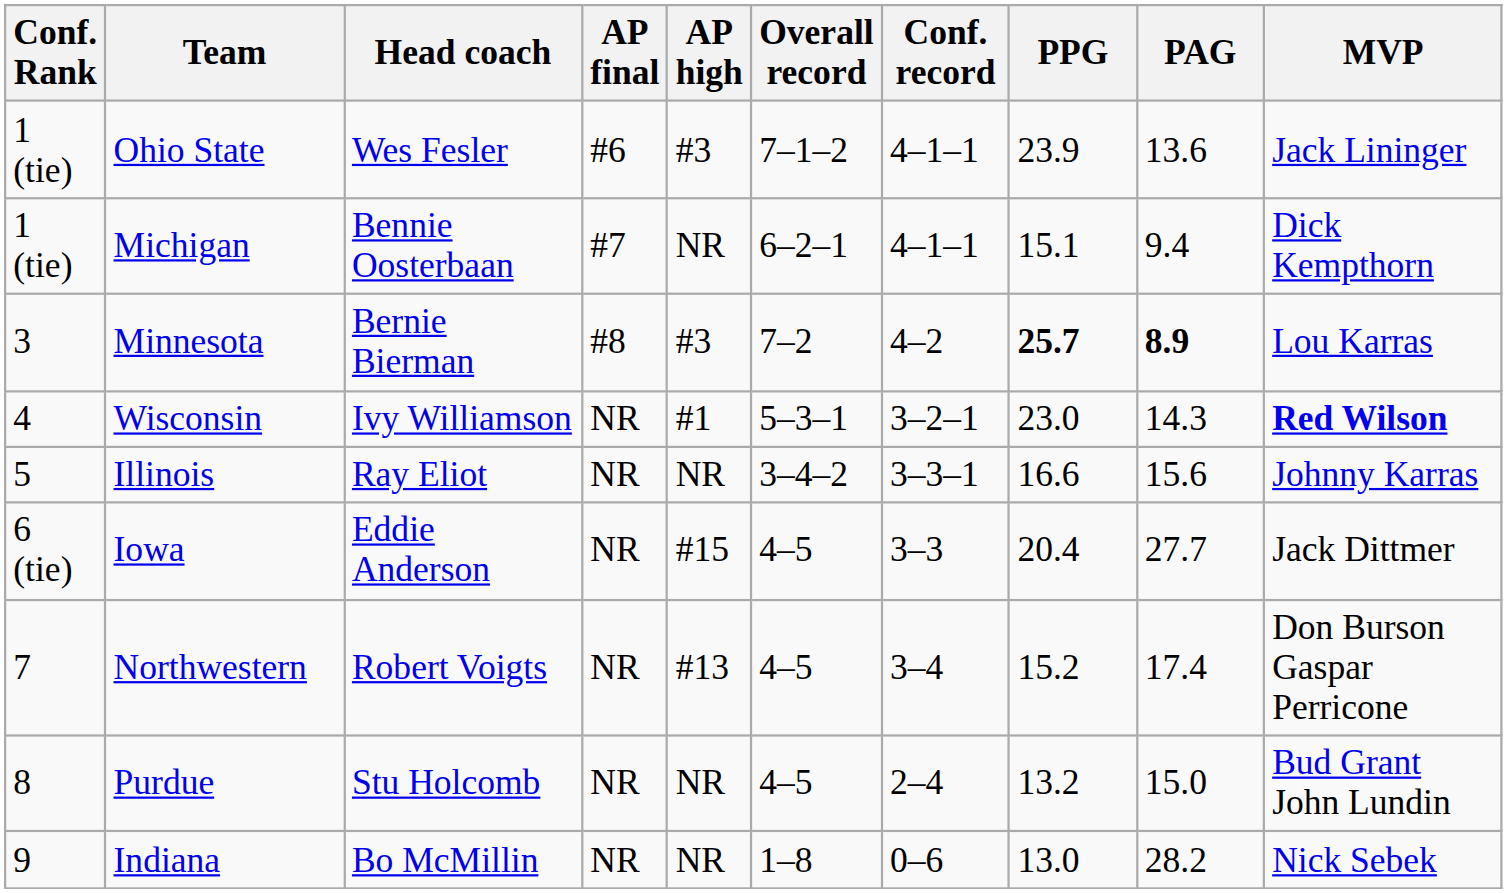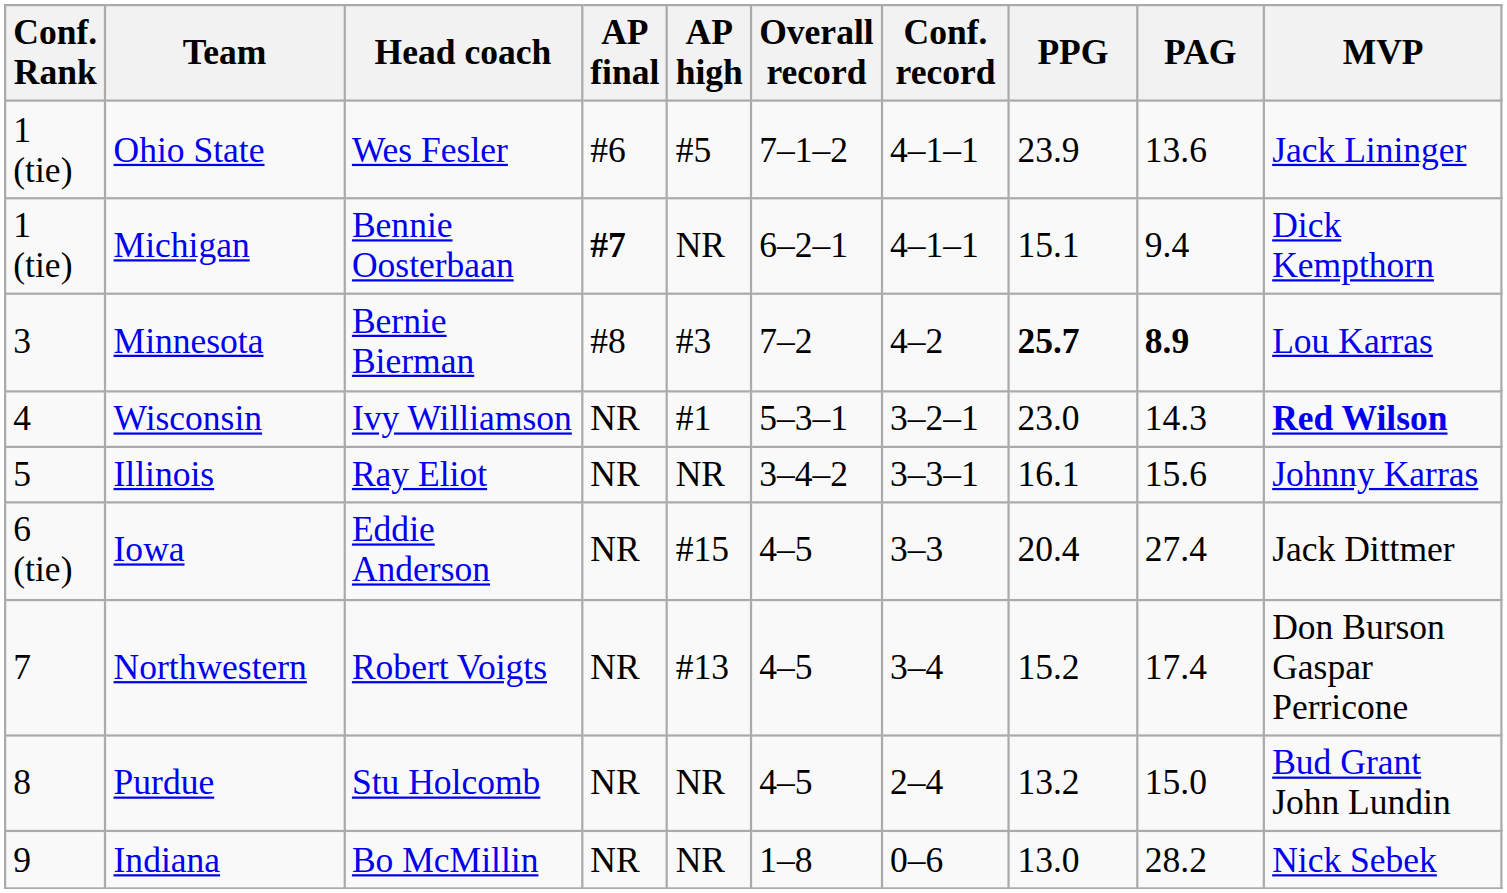(693, 148) #3 -> (693, 148) #5
(608, 245) normal -> (608, 245) bold
(1048, 474) 16.6 -> (1048, 474) 16.1
(1176, 550) 27.7 -> (1176, 550) 27.4
